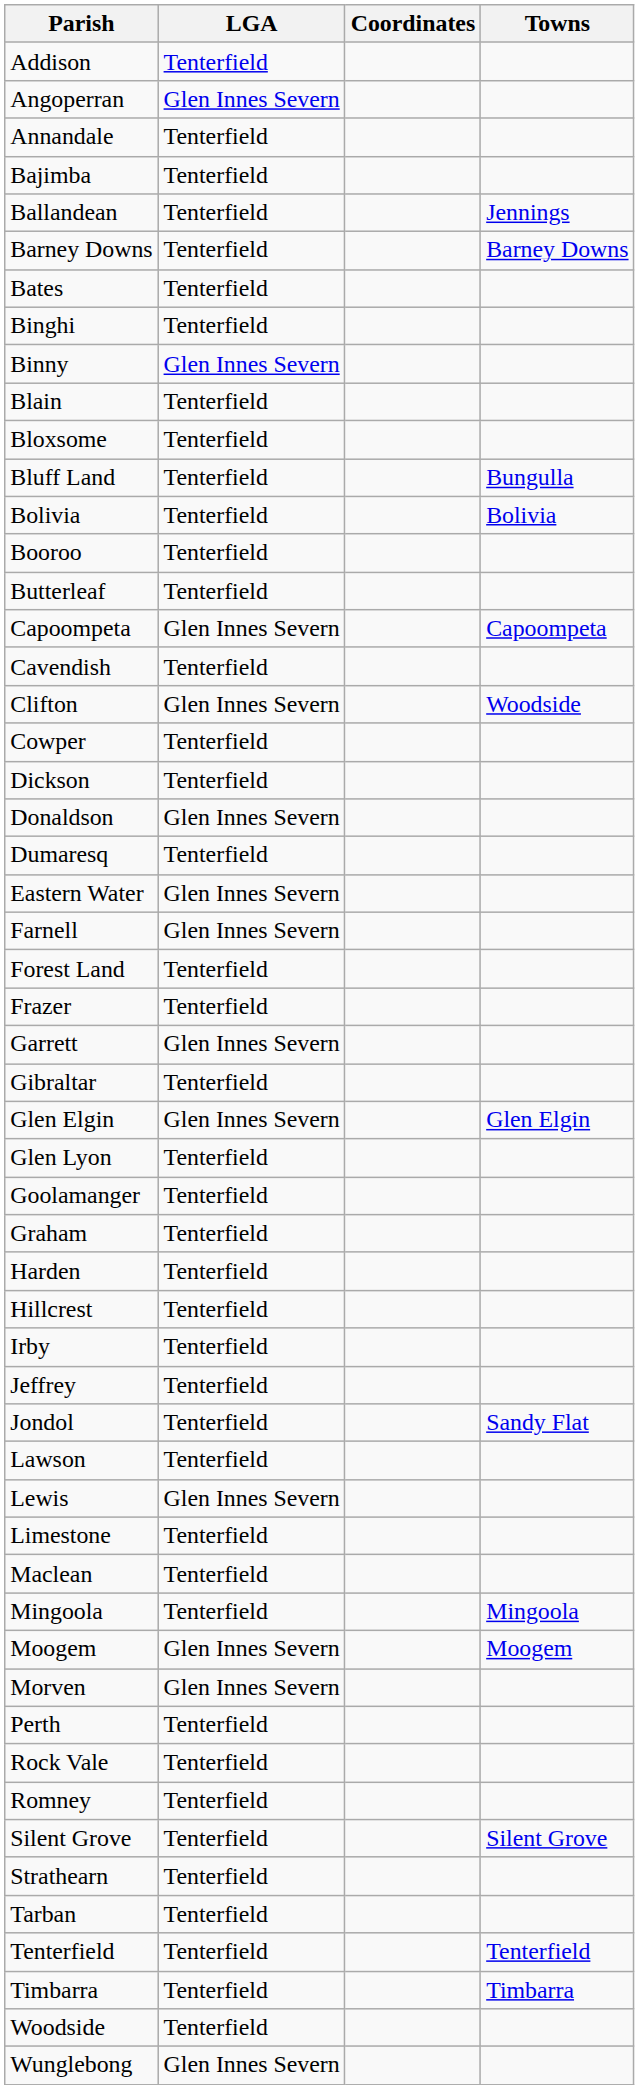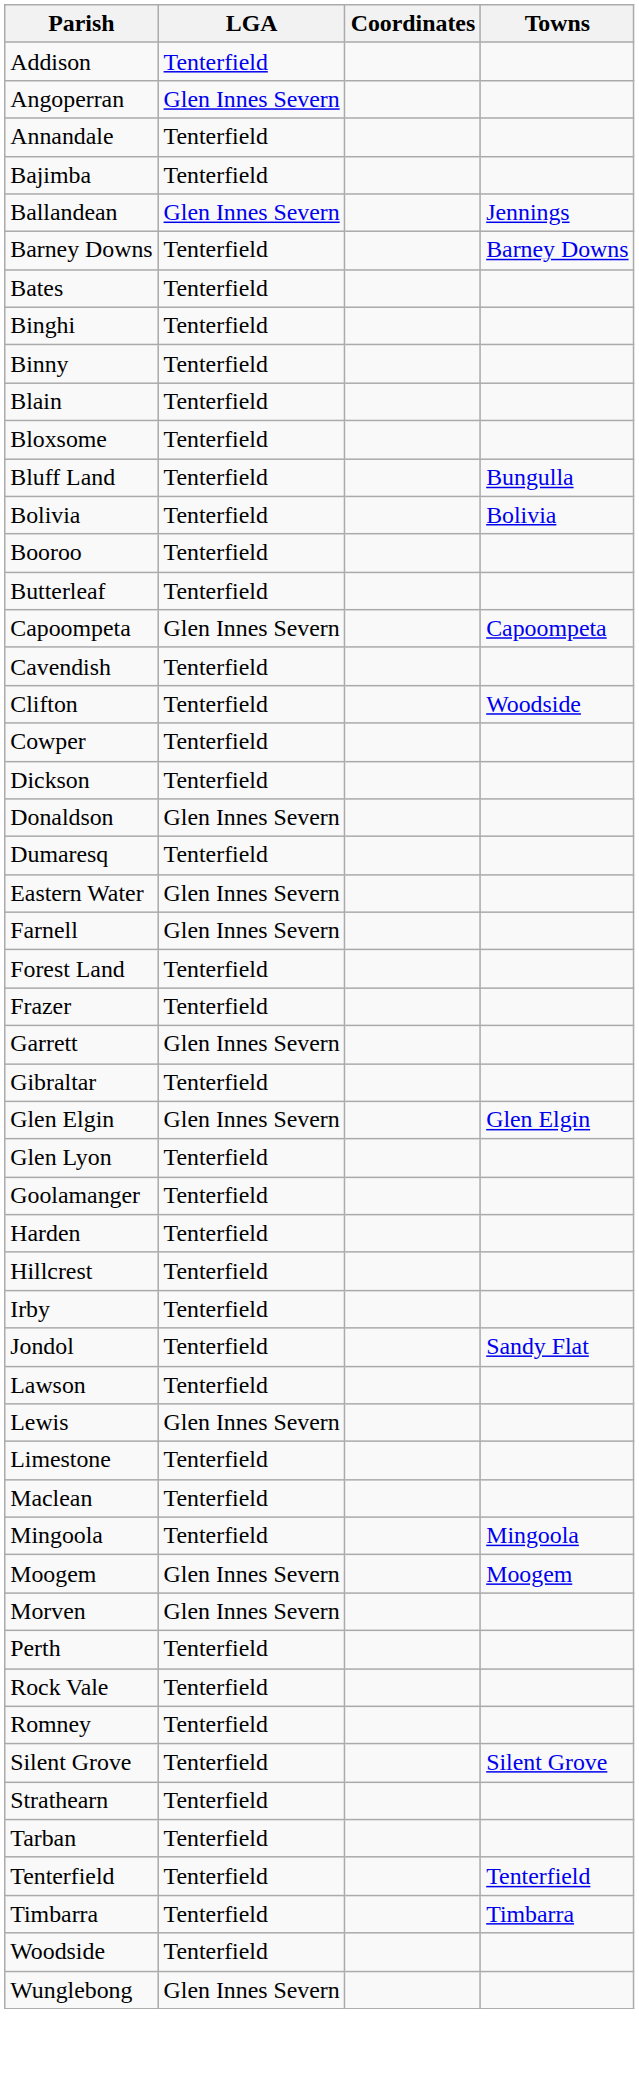(216, 212) Tenterfield -> (252, 212) Glen Innes Severn
(252, 363) Glen Innes Severn -> (216, 363) Tenterfield
(252, 703) Glen Innes Severn -> (216, 703) Tenterfield
- row: (49, 1233)
- row: (43, 1384)
